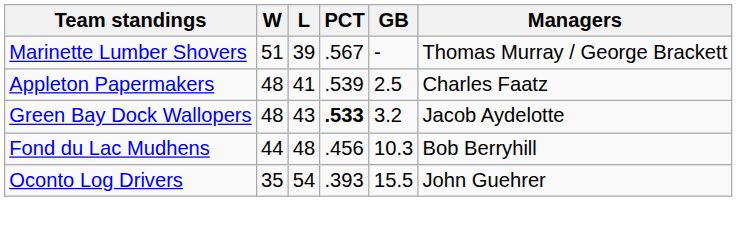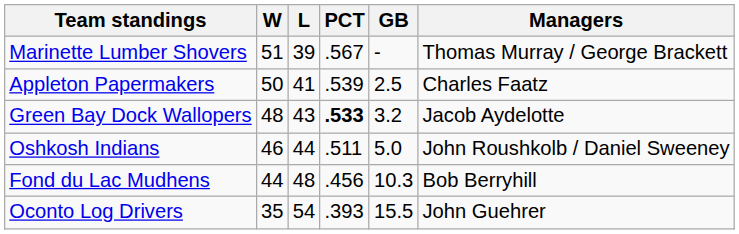(272, 84) 48 -> (272, 84) 50
+ row: (84, 148)
